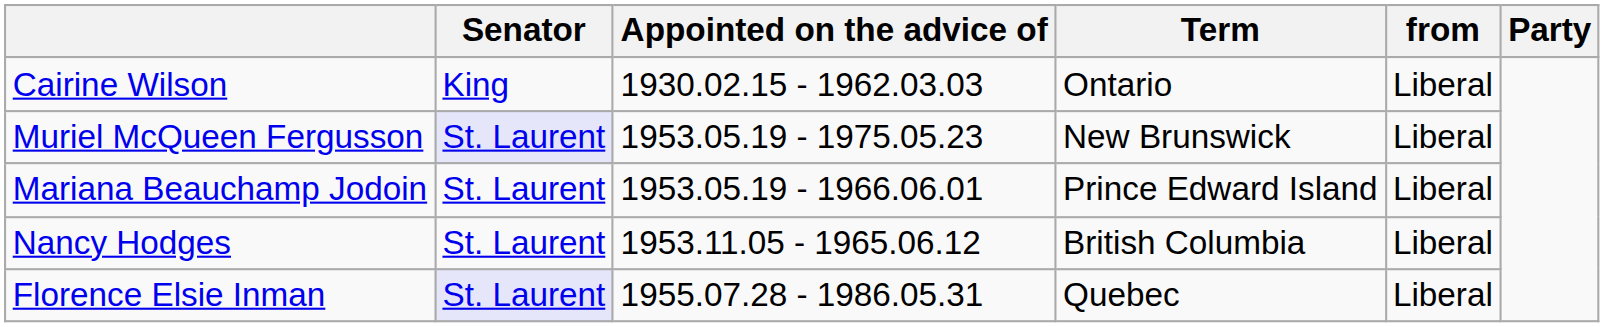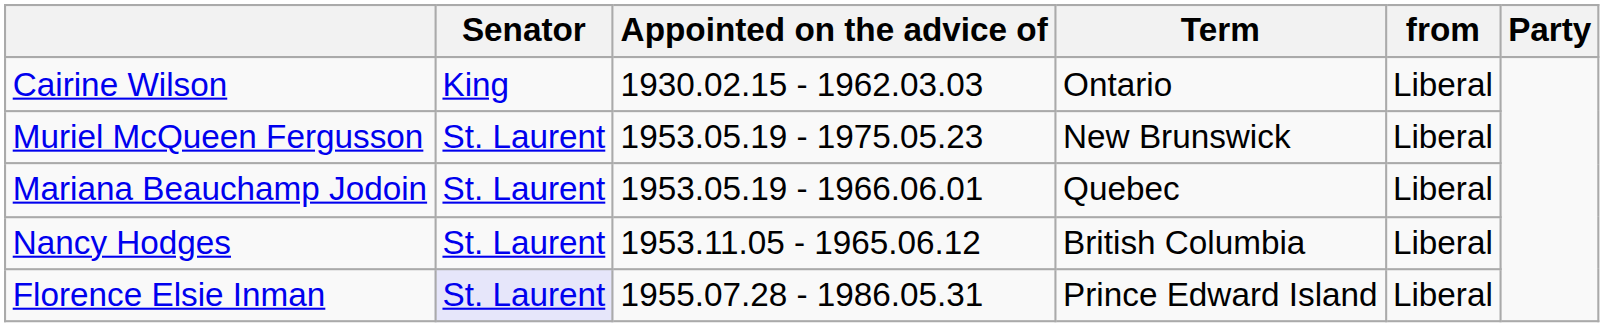(524, 136) lavender background -> (524, 136) no background
(1220, 189) Prince Edward Island -> (1121, 189) Quebec
(1121, 294) Quebec -> (1220, 294) Prince Edward Island
